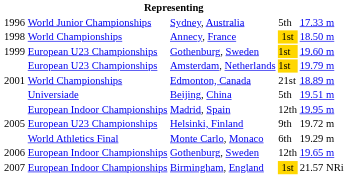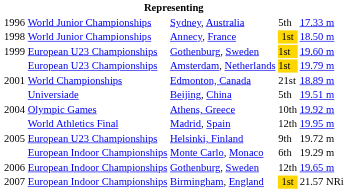(75, 37) World Championships -> (90, 37) World Junior Championships
+ row: (15, 109)
(98, 109) European Indoor Championships -> (73, 124) World Athletics Final
(73, 138) World Athletics Final -> (98, 153) European Indoor Championships
